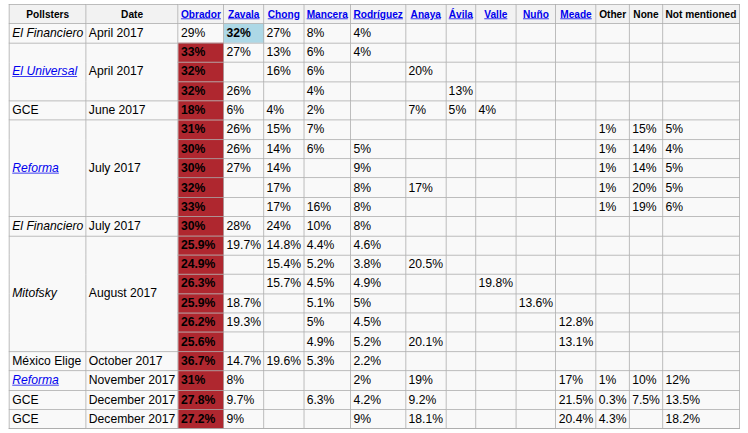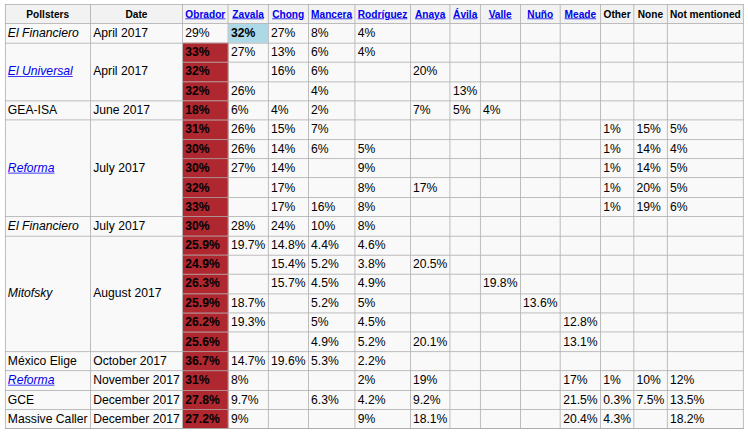(25, 110) GCE -> (33, 110) GEA-ISA
(321, 303) 5.1% -> (325, 303) 5.2%
(25, 419) GCE -> (48, 419) Massive Caller
